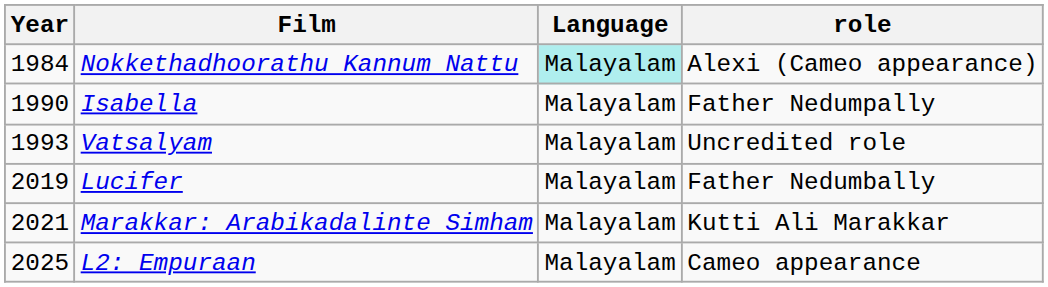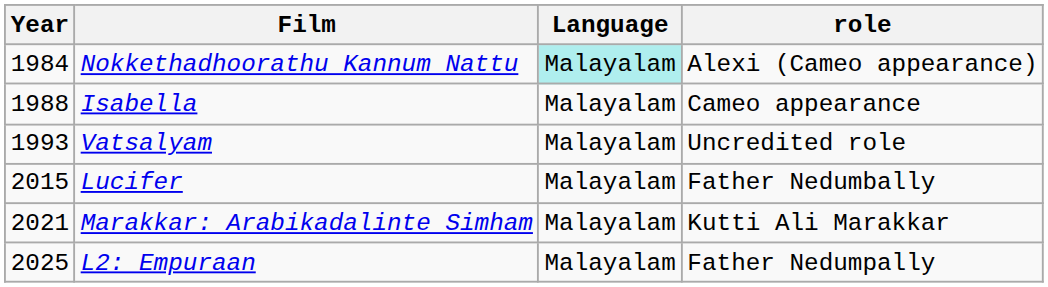(40, 104) 1990 -> (40, 104) 1988
(811, 104) Father Nedumpally -> (804, 104) Cameo appearance
(40, 183) 2019 -> (40, 183) 2015
(804, 262) Cameo appearance -> (811, 262) Father Nedumpally
